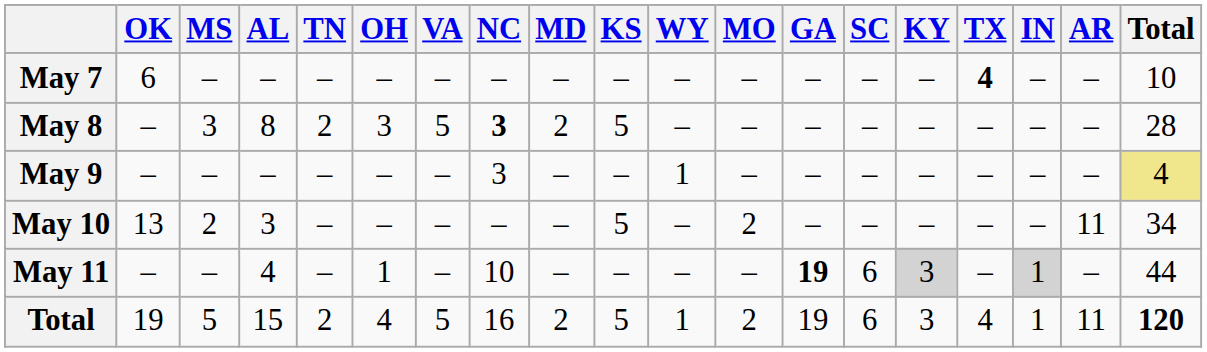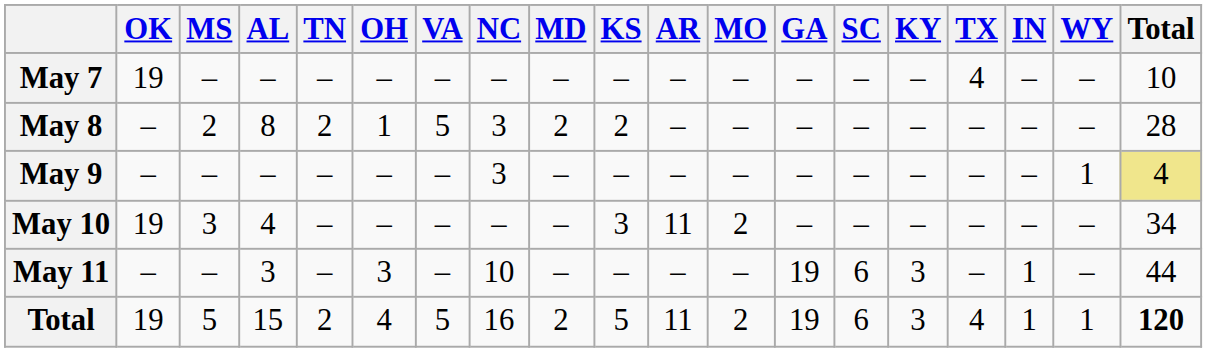columns swapped: (1091, 28) <-> (682, 28)
(148, 77) 6 -> (148, 77) 19
(985, 77) bold -> (977, 77) normal
(209, 126) 3 -> (209, 126) 2
(384, 126) 3 -> (384, 126) 1
(499, 126) bold -> (499, 126) normal
(621, 126) 5 -> (621, 126) 2
(148, 223) 13 -> (148, 223) 19
(209, 223) 2 -> (209, 223) 3
(268, 223) 3 -> (268, 223) 4
(621, 223) 5 -> (621, 223) 3
(268, 272) 4 -> (268, 272) 3
(384, 272) 1 -> (384, 272) 3
(813, 272) bold -> (804, 272) normal
(927, 272) lightgrey background -> (918, 272) no background
(1038, 272) lightgrey background -> (1029, 272) no background
